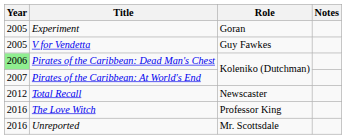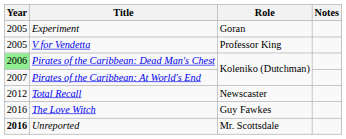(245, 45) Guy Fawkes -> (251, 45) Professor King
(251, 110) Professor King -> (245, 110) Guy Fawkes
(17, 126) normal -> (17, 126) bold
